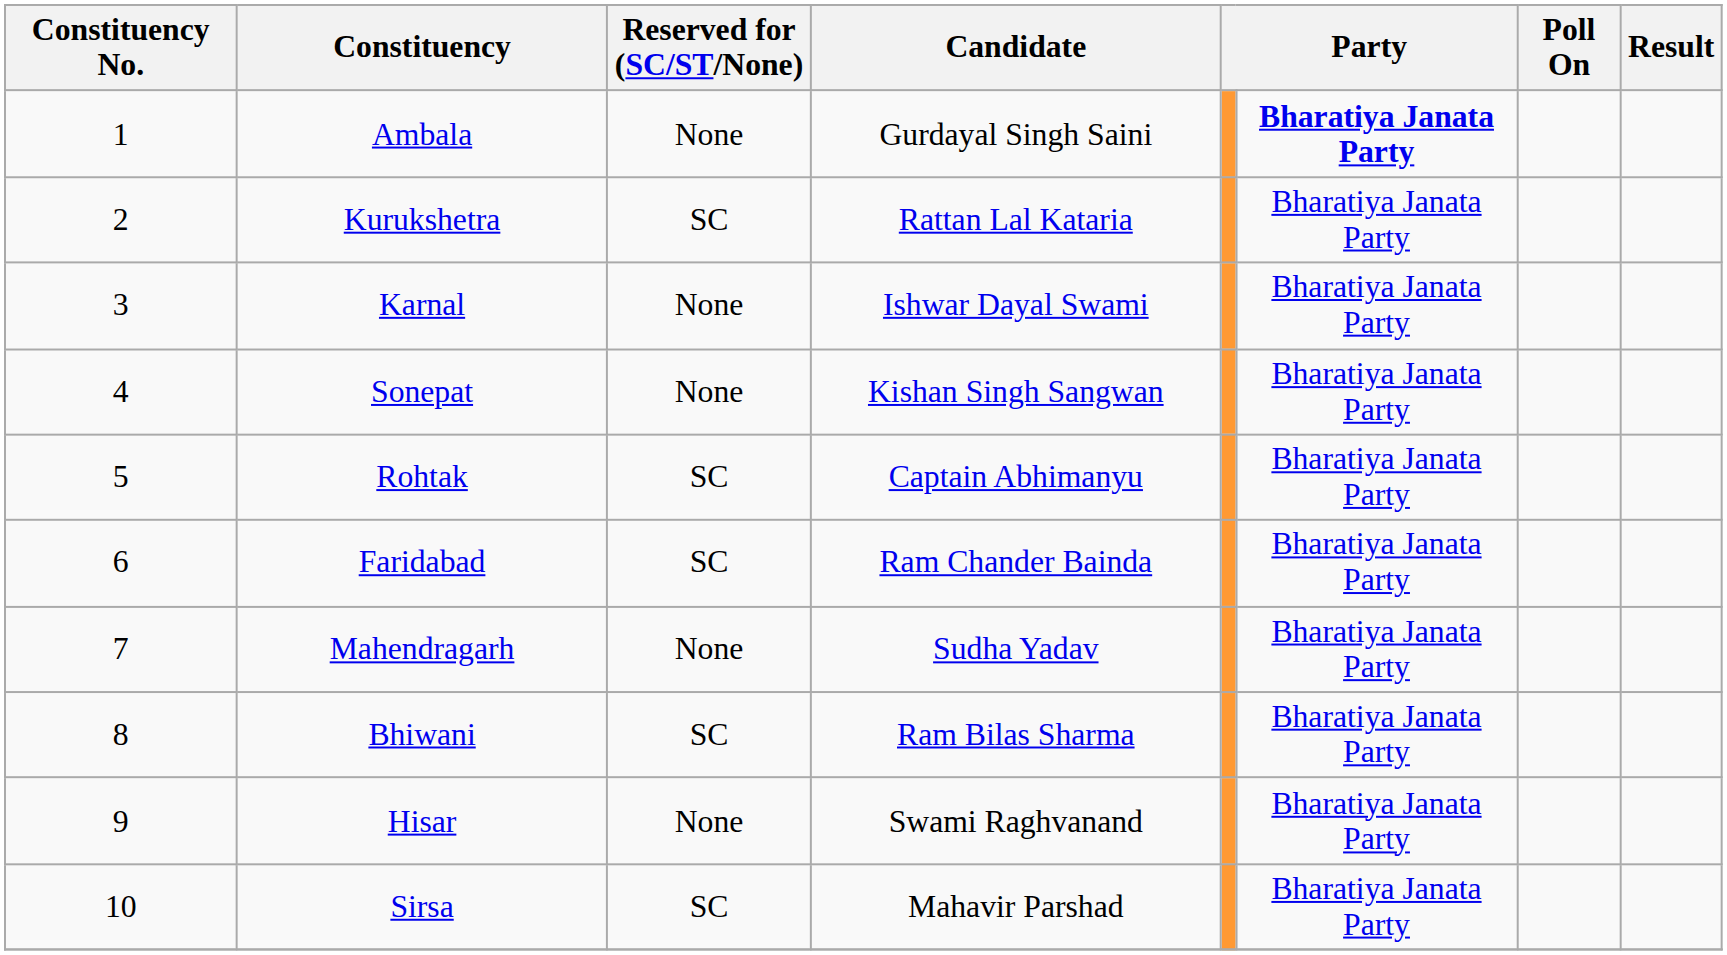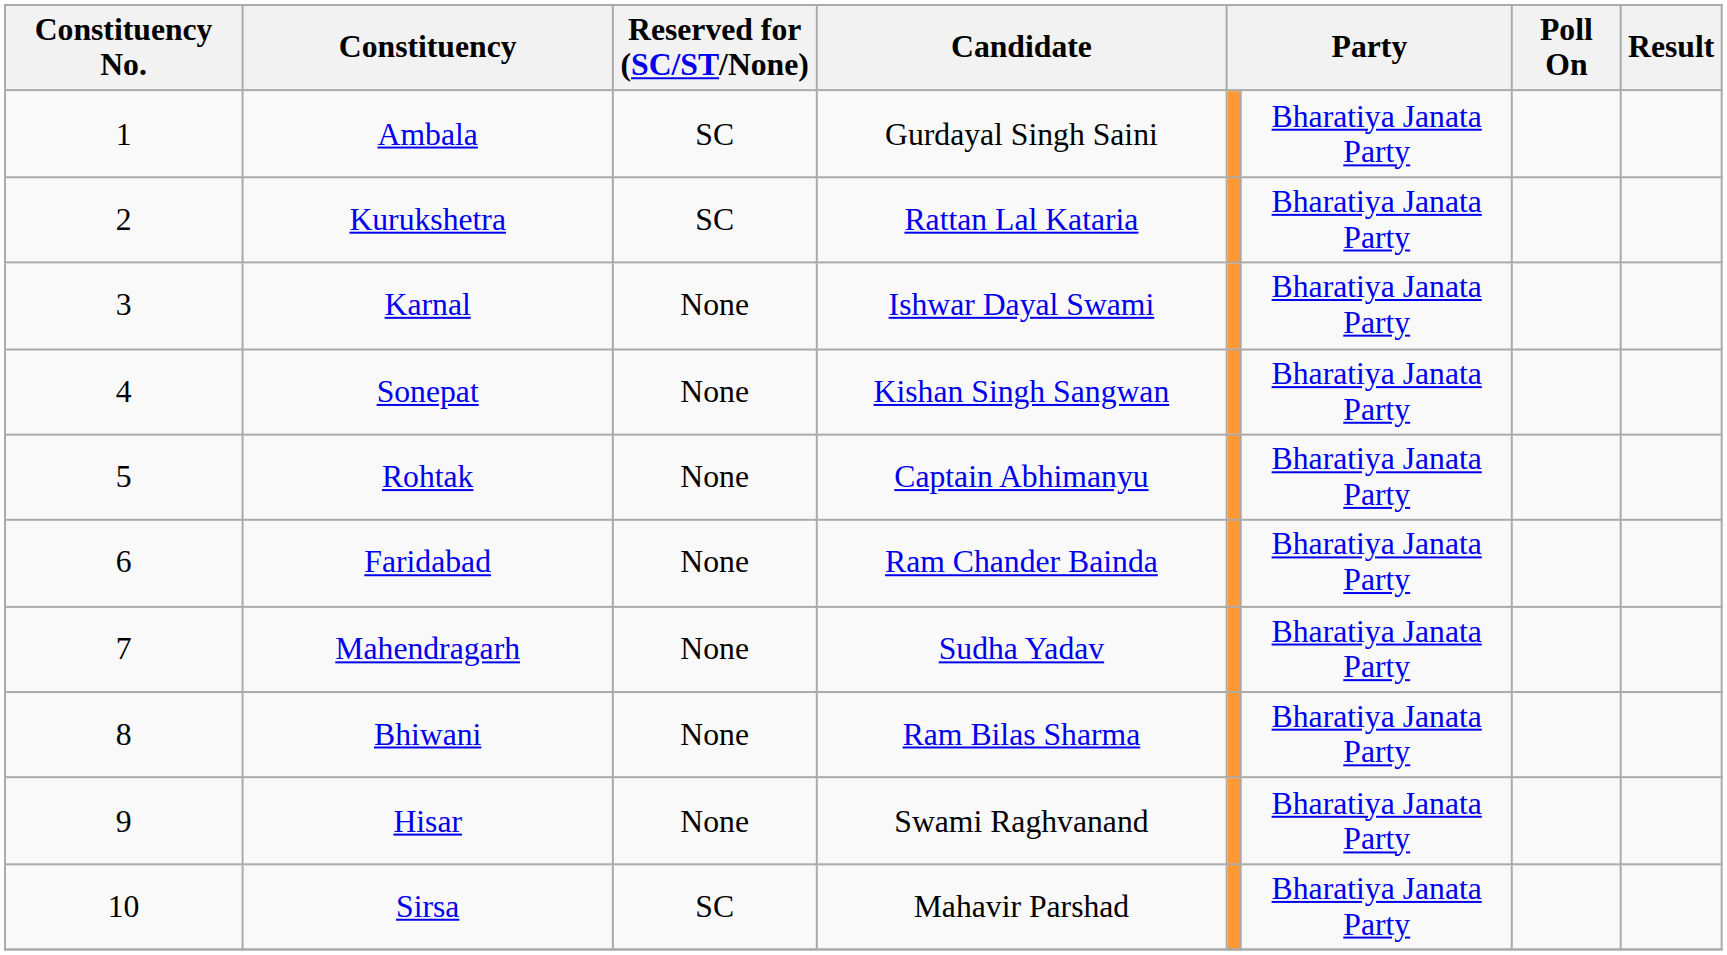(709, 133) None -> (715, 133) SC
(1376, 133) bold -> (1377, 133) normal
(709, 476) SC -> (715, 476) None
(709, 562) SC -> (715, 562) None
(709, 734) SC -> (715, 734) None
